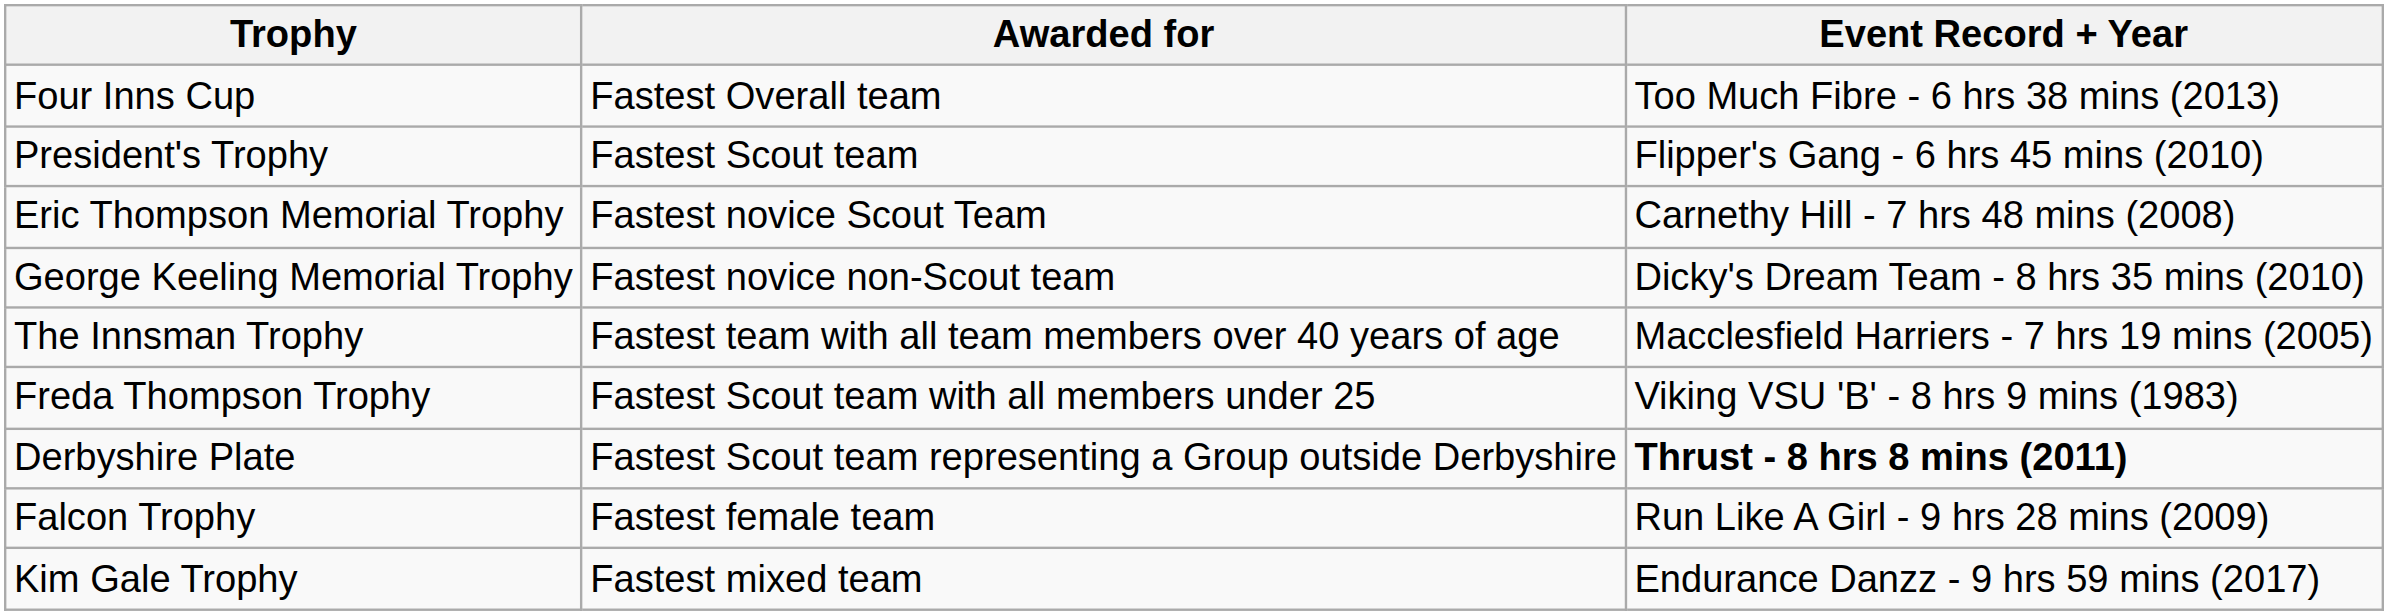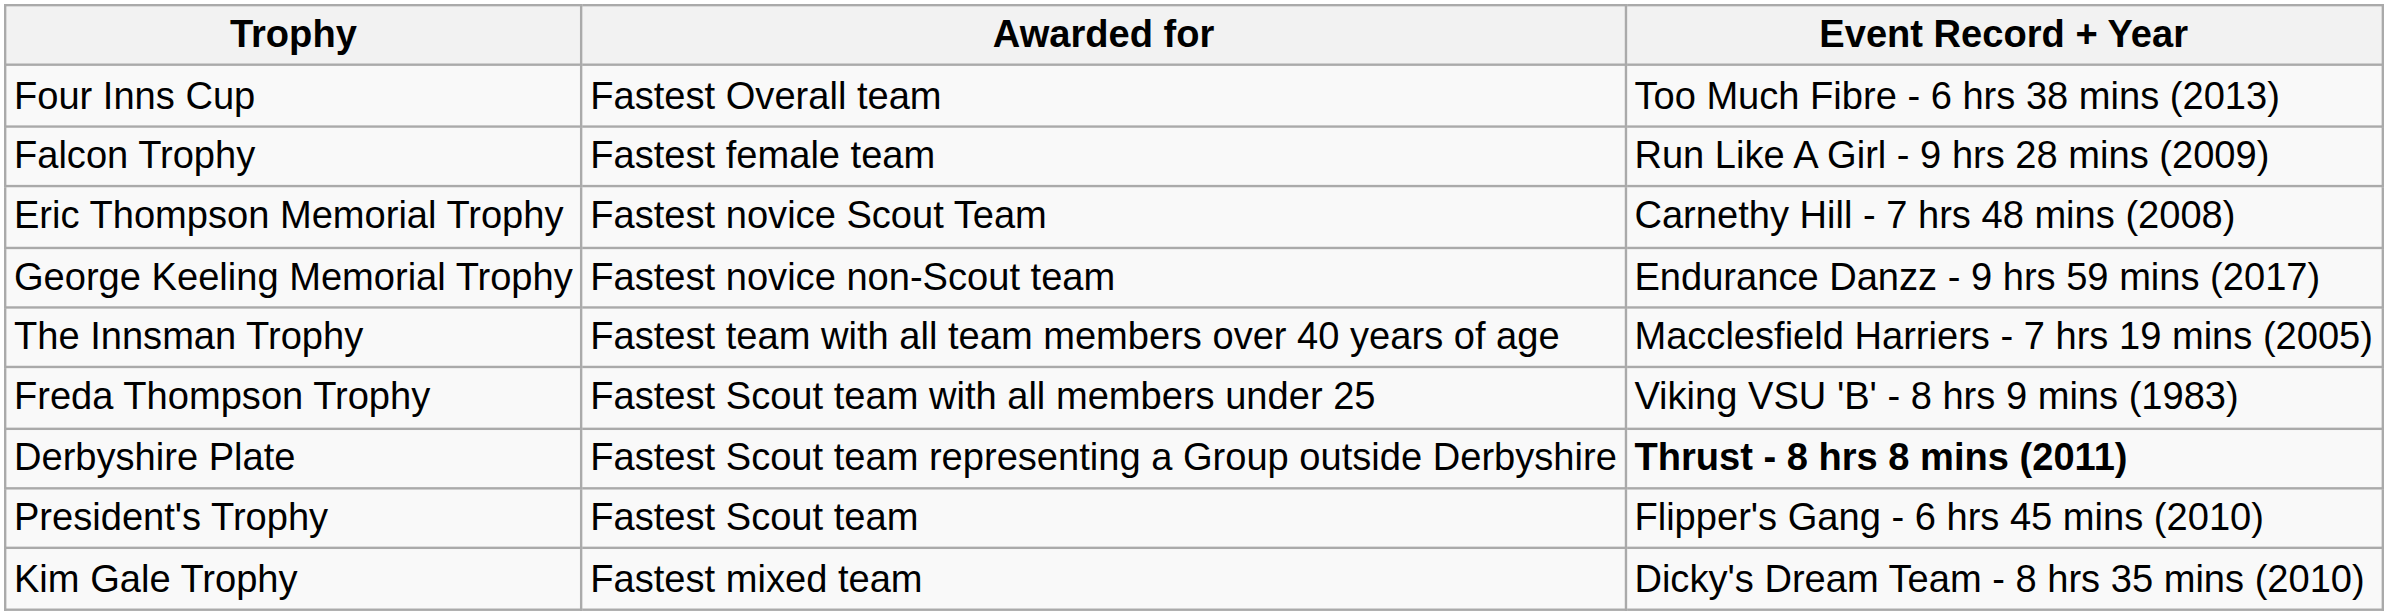rows swapped: (171, 155) <-> (135, 517)
(2000, 276) Dicky's Dream Team - 8 hrs 35 mins (2010) -> (1977, 276) Endurance Danzz - 9 hrs 59 mins (2017)
(1977, 578) Endurance Danzz - 9 hrs 59 mins (2017) -> (2000, 578) Dicky's Dream Team - 8 hrs 35 mins (2010)
